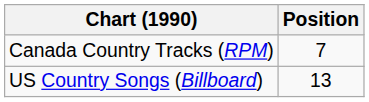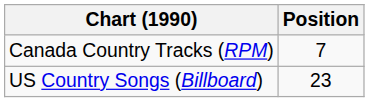(321, 81) 13 -> (321, 81) 23
